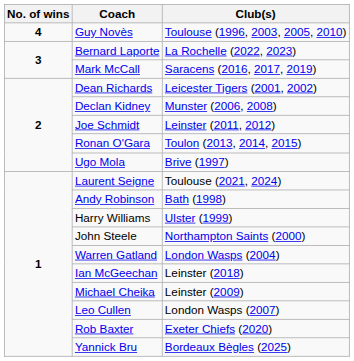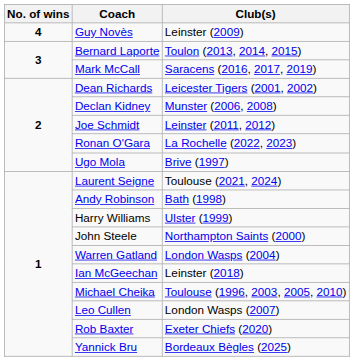(256, 32) Toulouse (1996, 2003, 2005, 2010) -> (204, 32) Leinster (2009)
(231, 51) La Rochelle (2022, 2023) -> (233, 51) Toulon (2013, 2014, 2015)
(233, 144) Toulon (2013, 2014, 2015) -> (231, 144) La Rochelle (2022, 2023)
(204, 292) Leinster (2009) -> (256, 292) Toulouse (1996, 2003, 2005, 2010)
